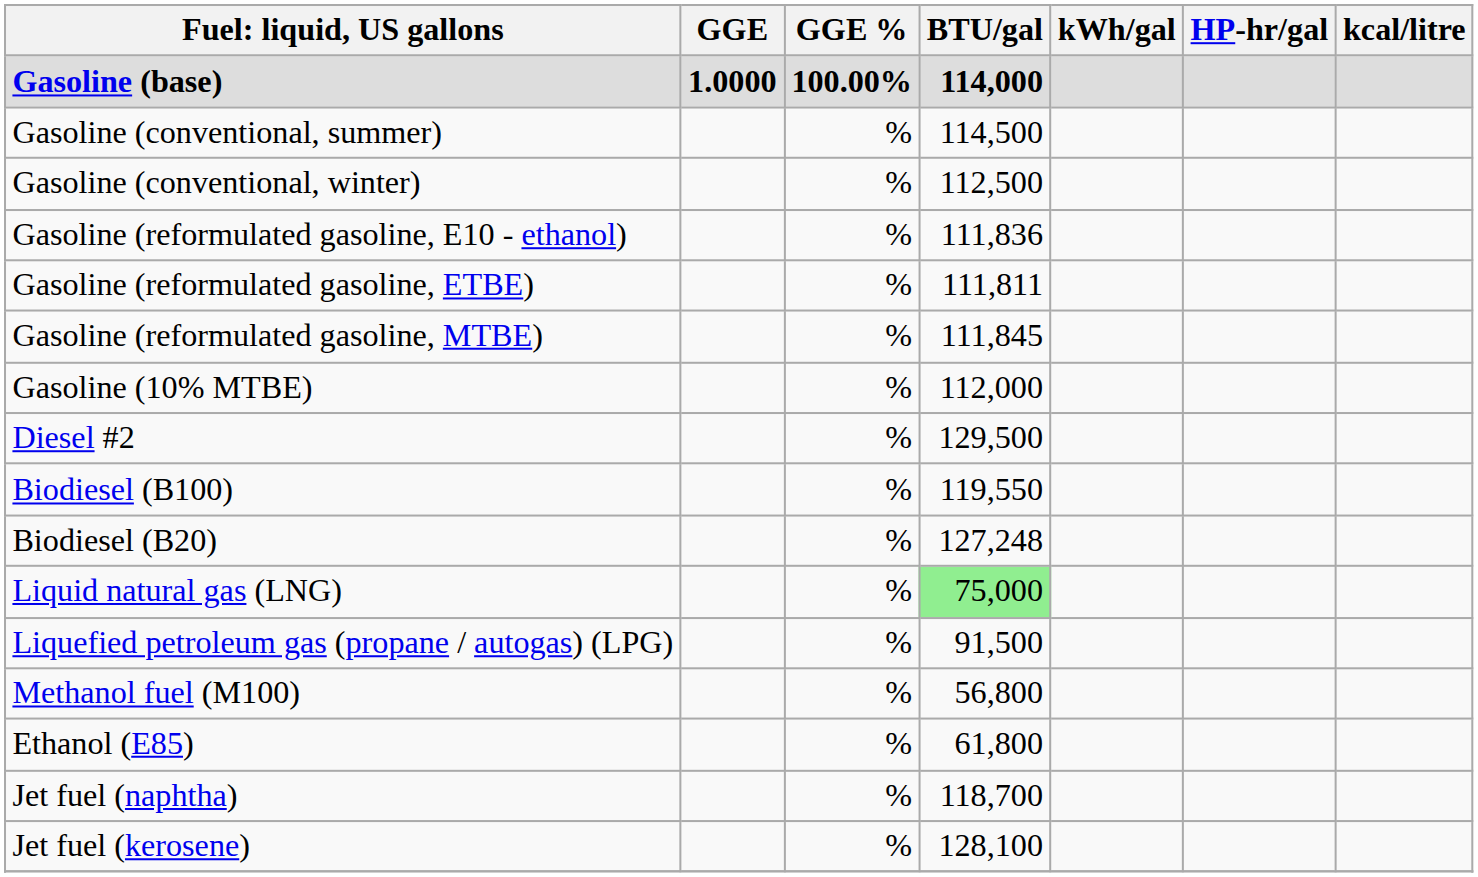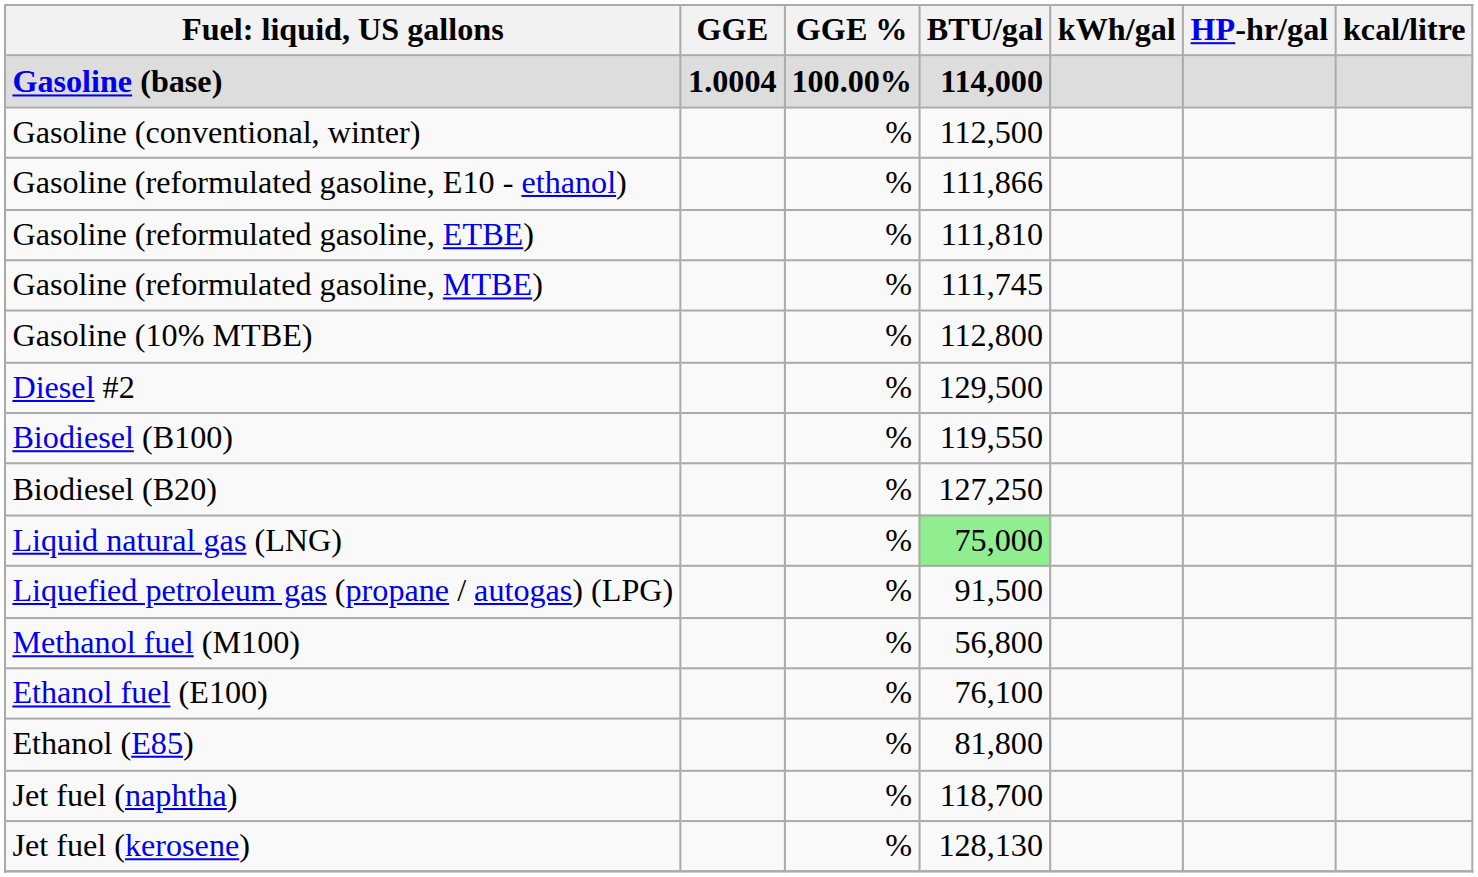(732, 81) 1.0000 -> (732, 81) 1.0004
- row: (227, 132)
(992, 234) 111,836 -> (992, 183) 111,866
(993, 285) 111,811 -> (992, 234) 111,810
(992, 336) 111,845 -> (992, 285) 111,745
(991, 387) 112,000 -> (991, 336) 112,800
(991, 540) 127,248 -> (991, 489) 127,250
+ row: (140, 693)
(999, 744) 61,800 -> (999, 744) 81,800
(991, 846) 128,100 -> (991, 846) 128,130
